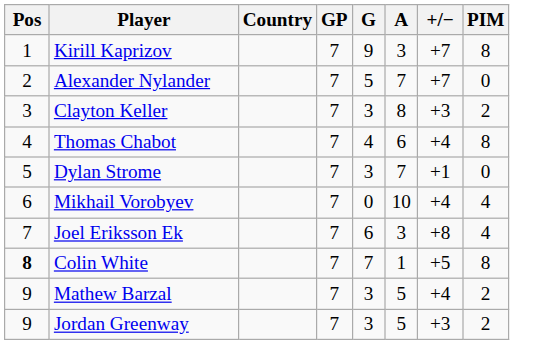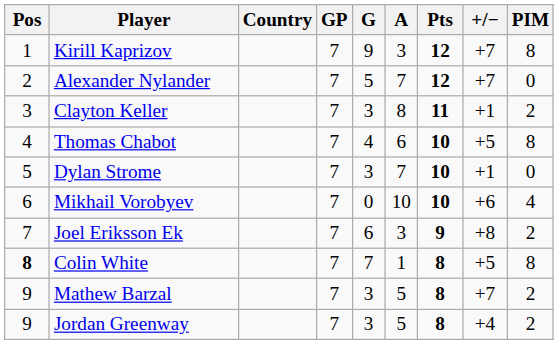+ column: (440, 19)
(440, 111) +3 -> (485, 111) +1
(440, 141) +4 -> (485, 141) +5
(440, 202) +4 -> (485, 202) +6
(486, 232) 4 -> (530, 232) 2
(440, 293) +4 -> (485, 293) +7
(440, 324) +3 -> (485, 324) +4
